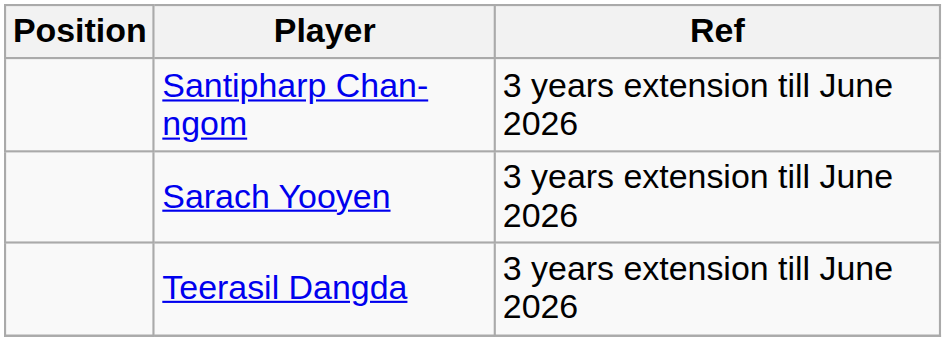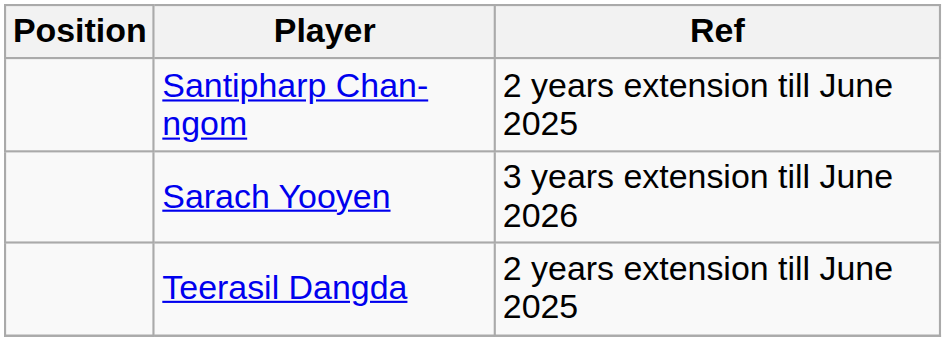(698, 104) 3 years extension till June 2026 -> (698, 104) 2 years extension till June 2025
(698, 288) 3 years extension till June 2026 -> (698, 288) 2 years extension till June 2025
